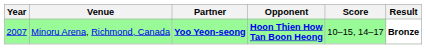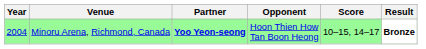(17, 32) 2007 -> (17, 32) 2004
(286, 32) bold -> (284, 32) normal
